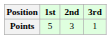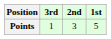columns swapped: (50, 11) <-> (95, 11)
